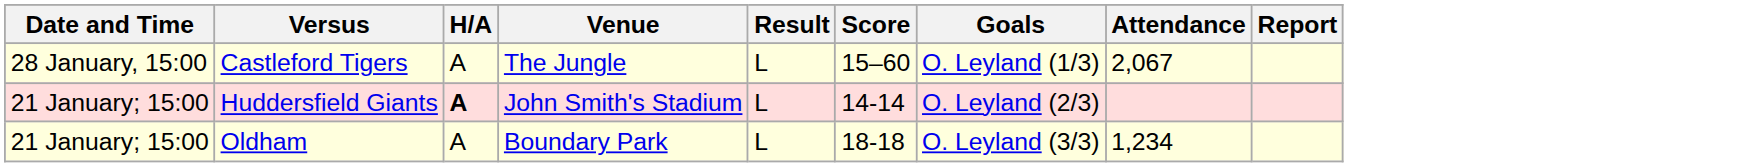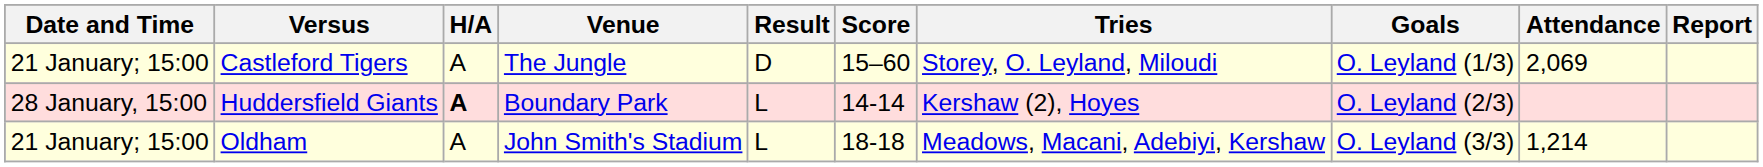+ column: (1124, 24)
(109, 63) 28 January, 15:00 -> (110, 63) 21 January; 15:00
(761, 63) L -> (763, 63) D
(1142, 63) 2,067 -> (1557, 63) 2,069
(110, 102) 21 January; 15:00 -> (109, 102) 28 January, 15:00
(623, 102) John Smith's Stadium -> (586, 102) Boundary Park
(586, 141) Boundary Park -> (623, 141) John Smith's Stadium
(1142, 141) 1,234 -> (1557, 141) 1,214
